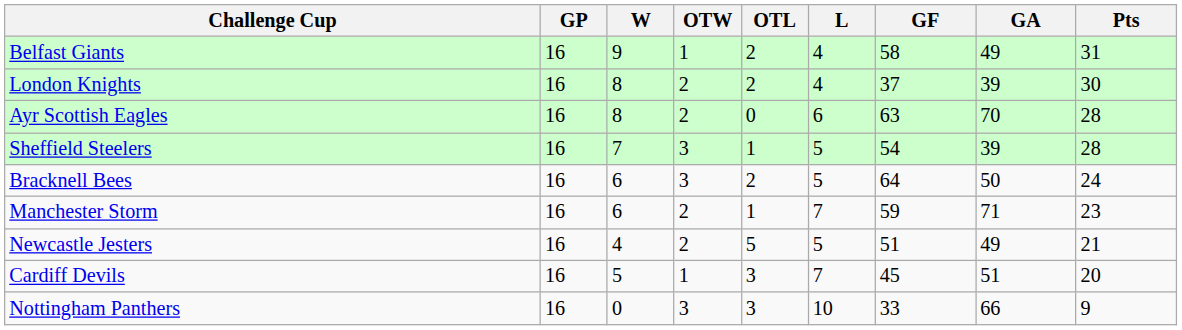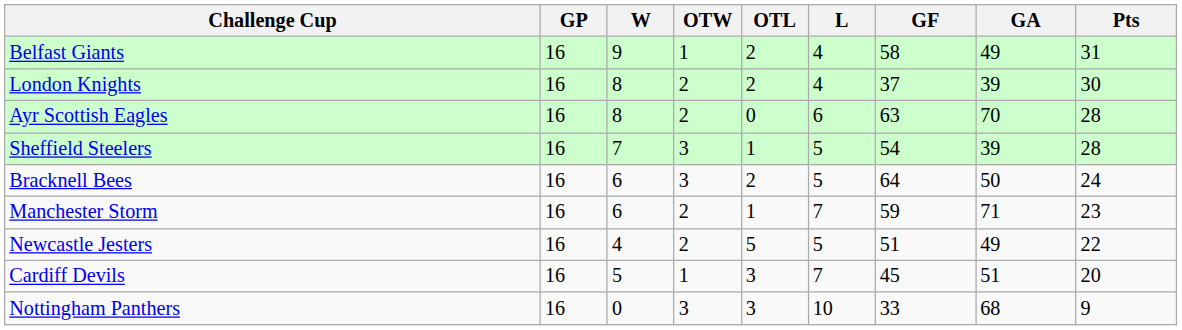(1091, 244) 21 -> (1091, 244) 22
(990, 308) 66 -> (990, 308) 68
